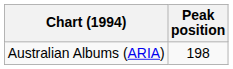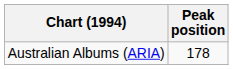(198, 53) 198 -> (198, 53) 178
